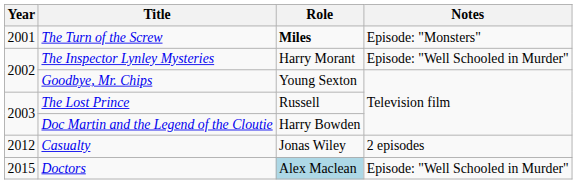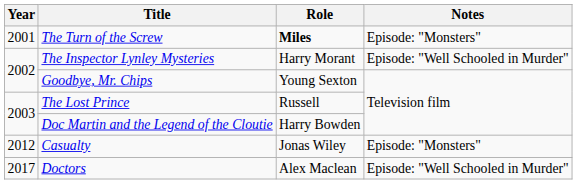(396, 146) 2 episodes -> (424, 146) Episode: "Monsters"
(21, 168) 2015 -> (21, 168) 2017
(318, 168) lightblue background -> (318, 168) no background
